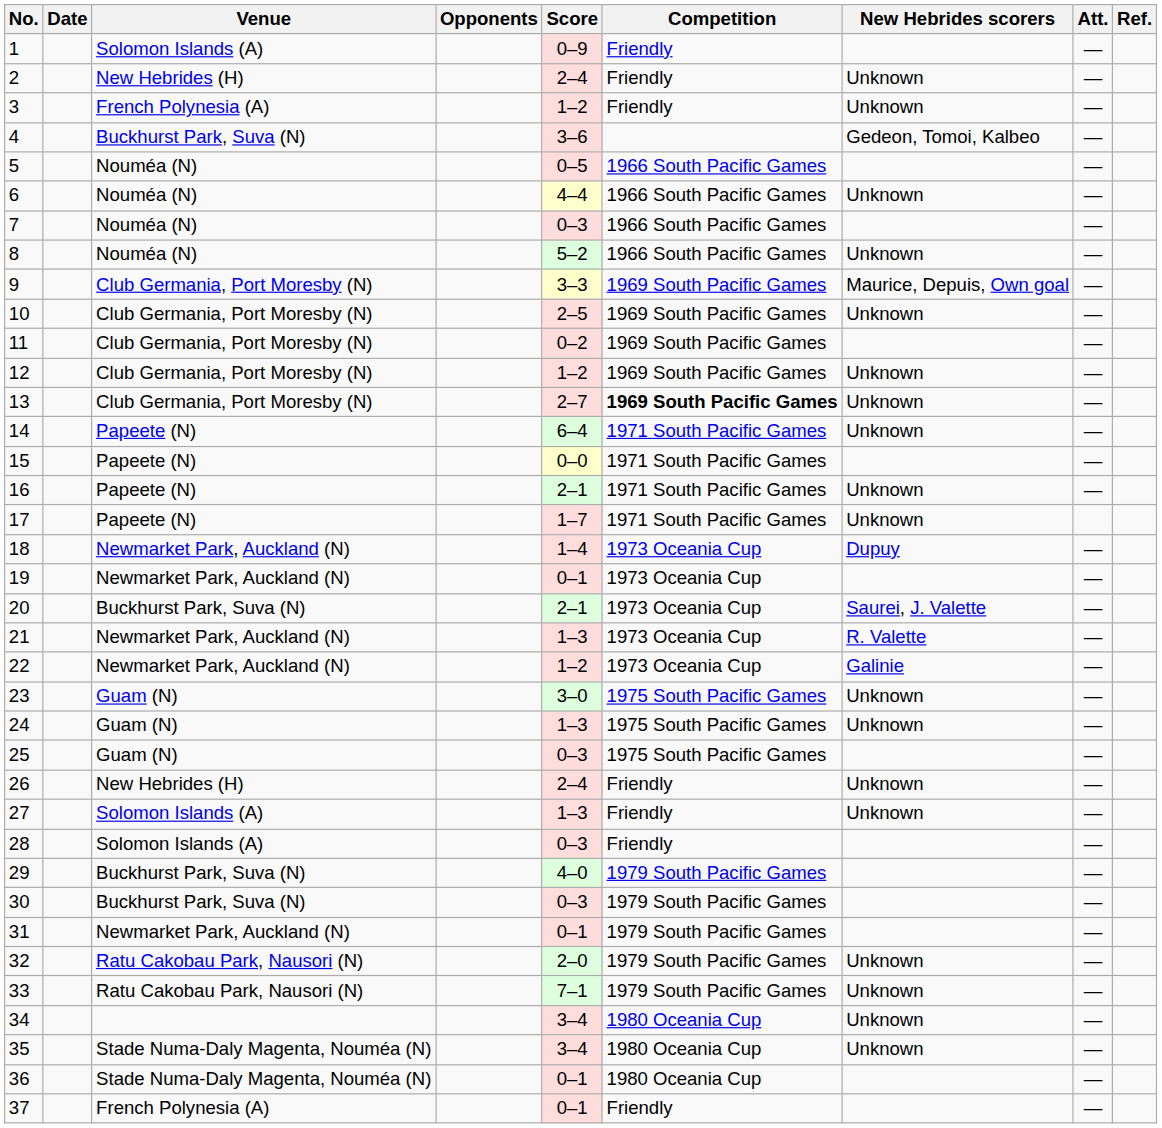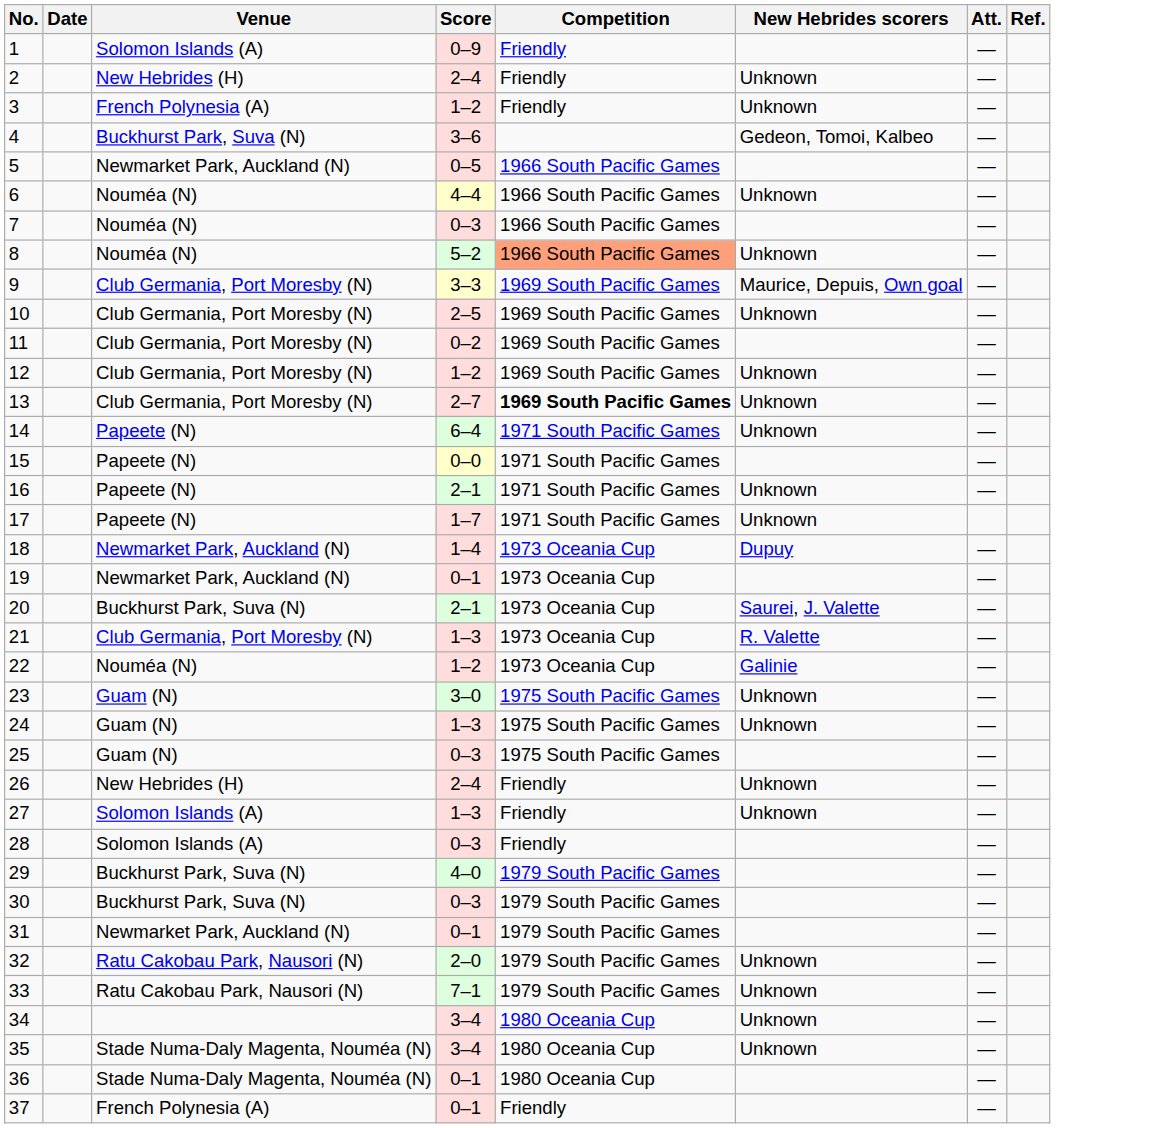- column: (489, 19)
(147, 166) Nouméa (N) -> (223, 166) Newmarket Park, Auckland (N)
(716, 254) no background -> (610, 254) lightsalmon background
(223, 637) Newmarket Park, Auckland (N) -> (234, 637) Club Germania, Port Moresby (N)
(223, 666) Newmarket Park, Auckland (N) -> (147, 666) Nouméa (N)
